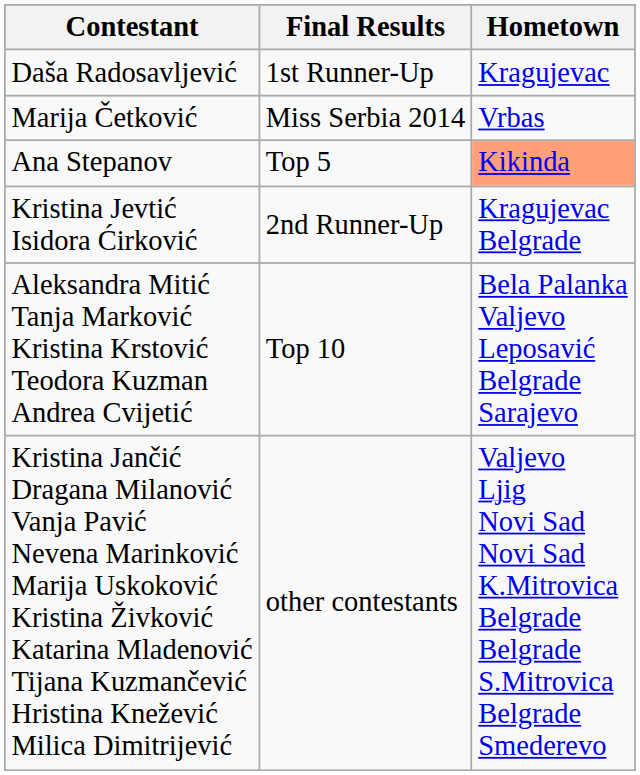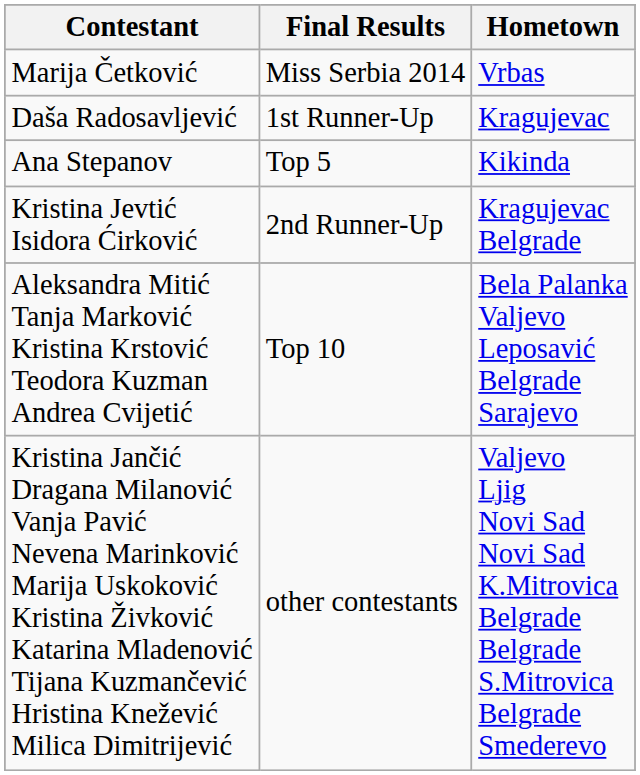rows swapped: (104, 117) <-> (124, 72)
(524, 162) lightsalmon background -> (524, 162) no background
